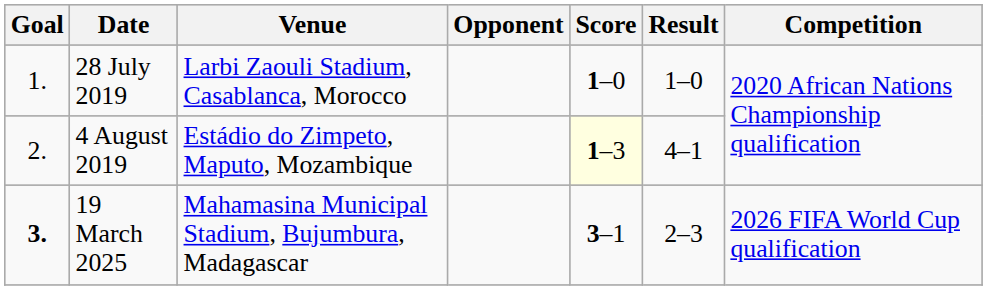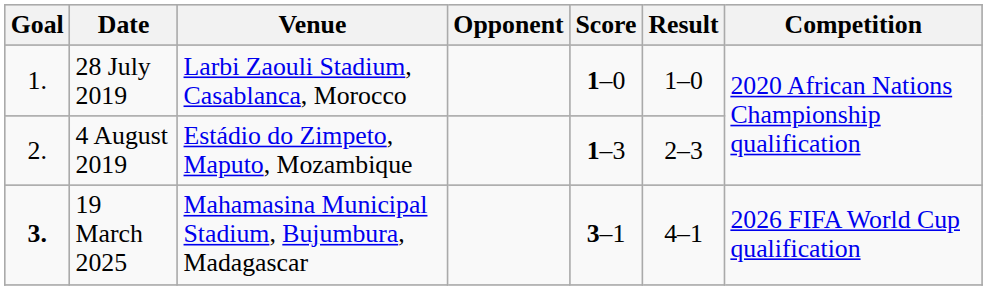(606, 150) lightyellow background -> (606, 150) no background
(683, 150) 4–1 -> (683, 150) 2–3
(683, 234) 2–3 -> (683, 234) 4–1
